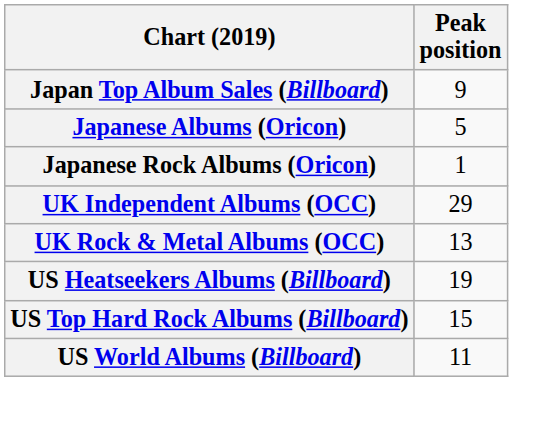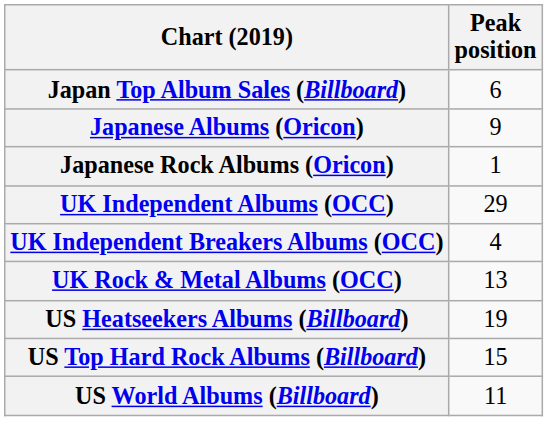(461, 89) 9 -> (496, 89) 6
(461, 127) 5 -> (496, 127) 9
+ row: (227, 242)
